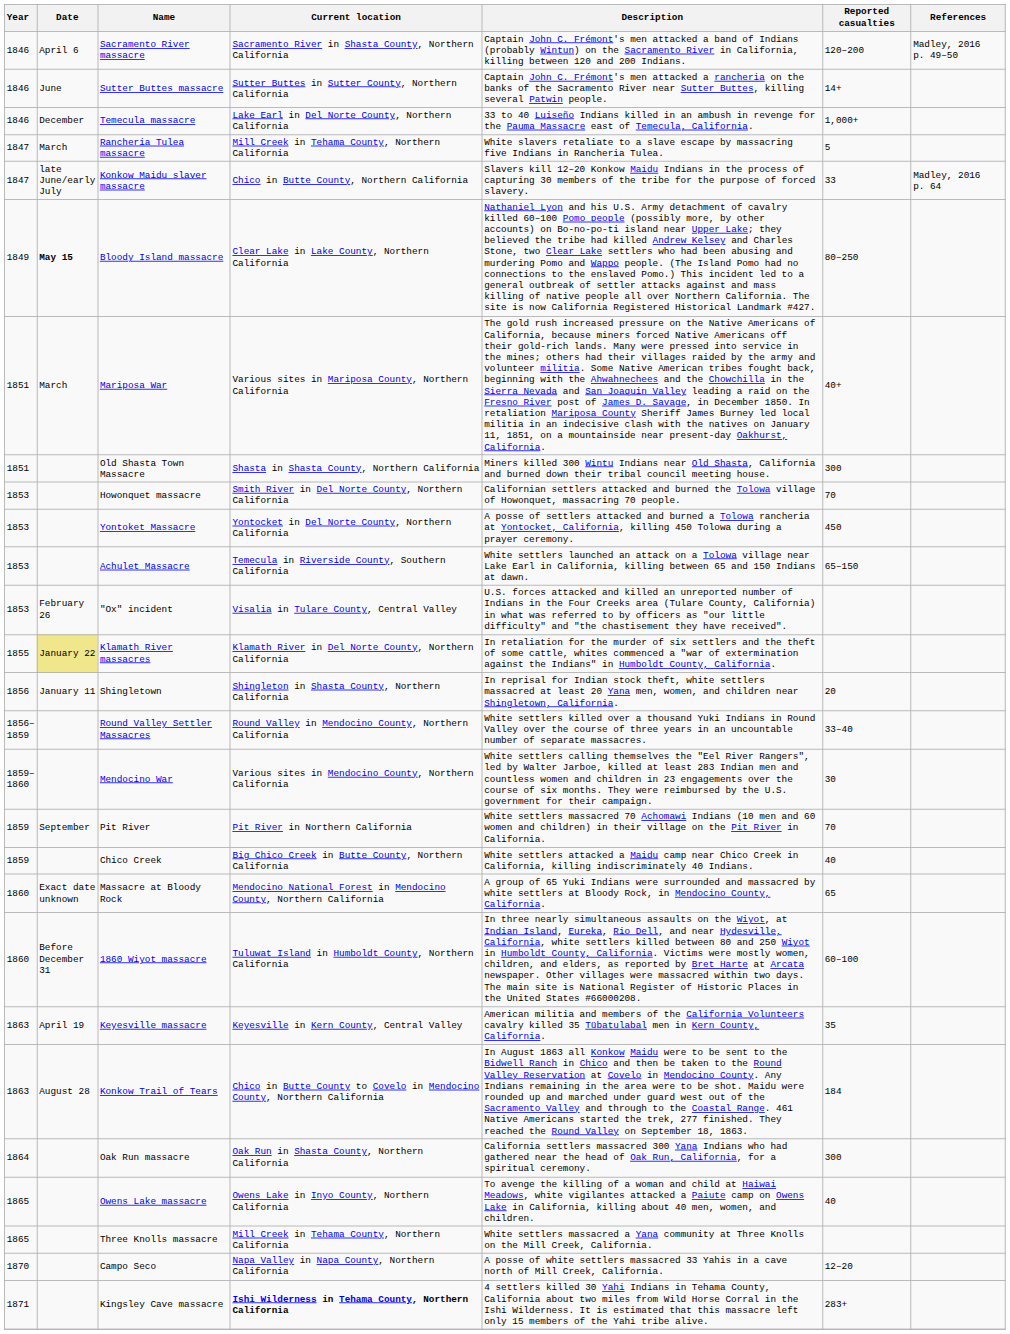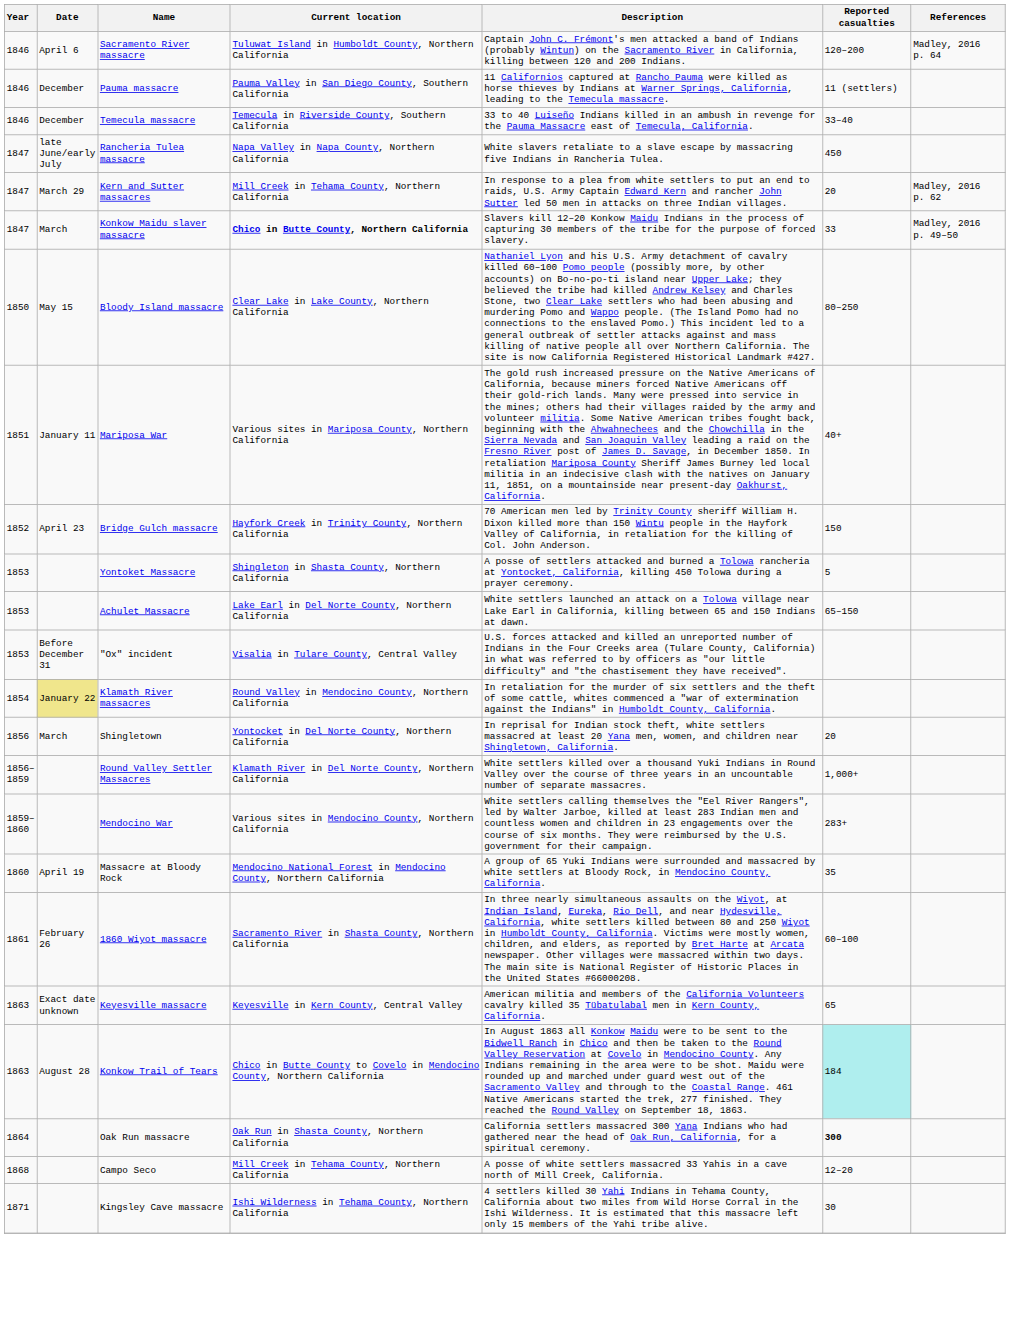(353, 50) Sacramento River in Shasta County, Northern California -> (353, 50) Tuluwat Island in Humboldt County, Northern California
(947, 50) Madley, 2016 p. 49–50 -> (947, 50) Madley, 2016 p. 64
- row: (162, 88)
+ row: (139, 88)
(342, 121) Lake Earl in Del Norte County, Northern California -> (339, 121) Temecula in Riverside County, Southern California
(842, 121) 1,000+ -> (839, 121) 33–40
(53, 148) March -> (67, 153) late June/early July
(336, 148) Mill Creek in Tehama County, Northern California -> (333, 153) Napa Valley in Napa County, Northern California
(828, 148) 5 -> (833, 153) 450
+ row: (142, 191)
(67, 180) late June/early July -> (53, 230) March
(350, 180) normal -> (350, 230) bold
(947, 180) Madley, 2016 p. 64 -> (947, 230) Madley, 2016 p. 49–50
(18, 258) 1849 -> (18, 307) 1850
(56, 258) bold -> (56, 307) normal
(53, 385) March -> (67, 435) January 11
- row: (142, 468)
+ row: (159, 529)
- row: (150, 495)
(342, 528) Yontocket in Del Norte County, Northern California -> (336, 572) Shingleton in Shasta County, Northern California
(833, 528) 450 -> (828, 572) 5
(339, 566) Temecula in Riverside County, Southern California -> (342, 611) Lake Earl in Del Norte County, Northern California
(62, 609) February 26 -> (62, 654) Before December 31
(18, 653) 1855 -> (18, 698) 1854
(353, 653) Klamath River in Del Norte County, Northern California -> (350, 698) Round Valley in Mendocino County, Northern California
(67, 691) January 11 -> (53, 736) March
(336, 691) Shingleton in Shasta County, Northern California -> (342, 736) Yontocket in Del Norte County, Northern California
(350, 729) Round Valley in Mendocino County, Northern California -> (353, 774) Klamath River in Del Norte County, Northern California
(839, 729) 33–40 -> (842, 774) 1,000+
(830, 779) 30 -> (836, 824) 283+
- row: (125, 828)
- row: (131, 861)
(67, 893) Exact date unknown -> (62, 873) April 19
(830, 893) 65 -> (830, 873) 35
(18, 959) 1860 -> (18, 939) 1861
(62, 959) Before December 31 -> (62, 939) February 26
(353, 959) Tuluwat Island in Humboldt County, Northern California -> (353, 939) Sacramento River in Shasta County, Northern California
(62, 1025) April 19 -> (67, 1005) Exact date unknown
(830, 1025) 35 -> (830, 1005) 65
(833, 1092) no background -> (833, 1071) paleturquoise background
(833, 1158) normal -> (833, 1137) bold
- row: (153, 1201)
- row: (159, 1239)
(18, 1266) 1870 -> (18, 1170) 1868
(333, 1266) Napa Valley in Napa County, Northern California -> (336, 1170) Mill Creek in Tehama County, Northern California
(350, 1305) bold -> (350, 1208) normal
(836, 1305) 283+ -> (830, 1208) 30
